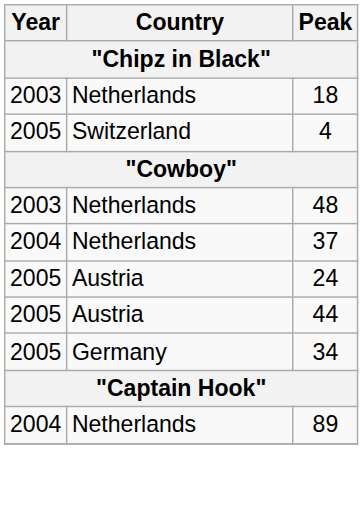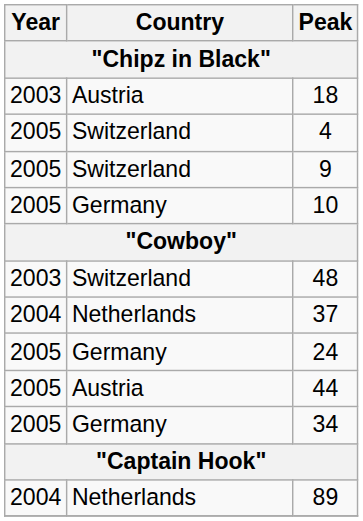(134, 95) Netherlands -> (108, 95) Austria
+ row: (325, 168)
+ row: (325, 205)
(134, 205) Netherlands -> (131, 278) Switzerland
(108, 278) Austria -> (119, 351) Germany
